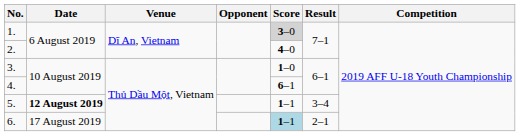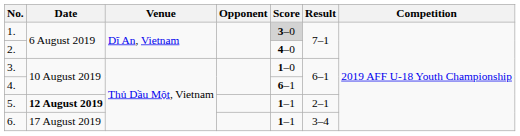(321, 103) 3–4 -> (321, 103) 2–1
(286, 121) lightblue background -> (286, 121) no background
(321, 121) 2–1 -> (321, 121) 3–4
